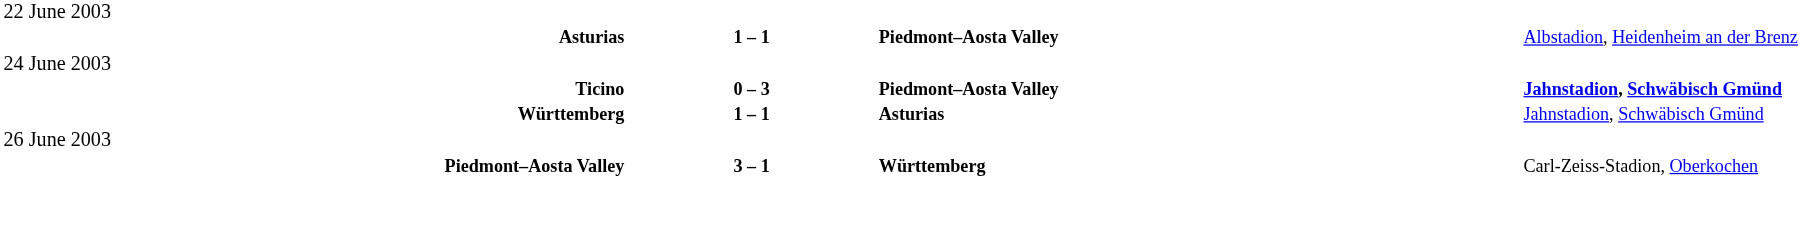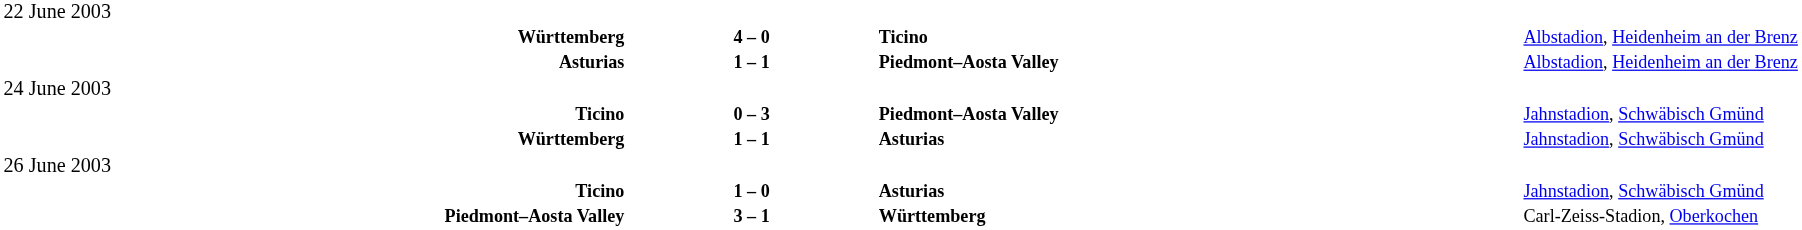+ row: (571, 37)
(1653, 88) bold -> (1644, 114) normal
+ row: (600, 191)
